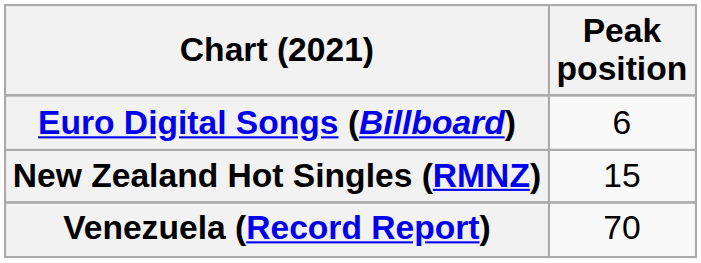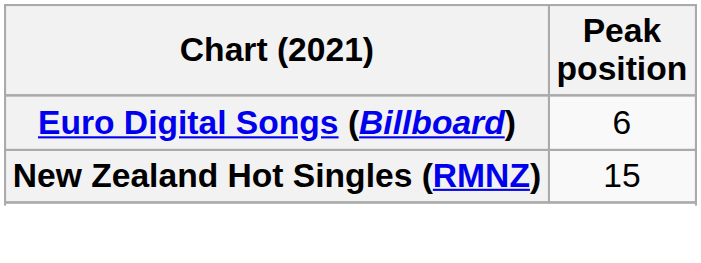- row: (277, 228)
